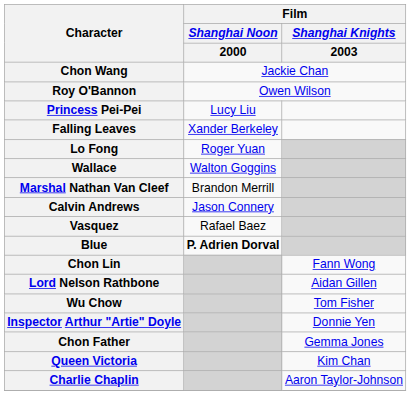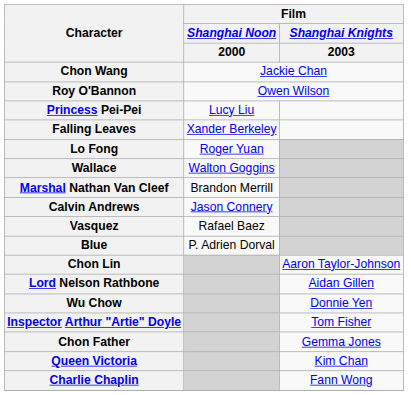(233, 245) bold -> (232, 245) normal
(344, 264) Fann Wong -> (341, 264) Aaron Taylor-Johnson
(344, 303) Tom Fisher -> (341, 303) Donnie Yen
(344, 322) Donnie Yen -> (341, 322) Tom Fisher
(344, 380) Aaron Taylor-Johnson -> (341, 380) Fann Wong
